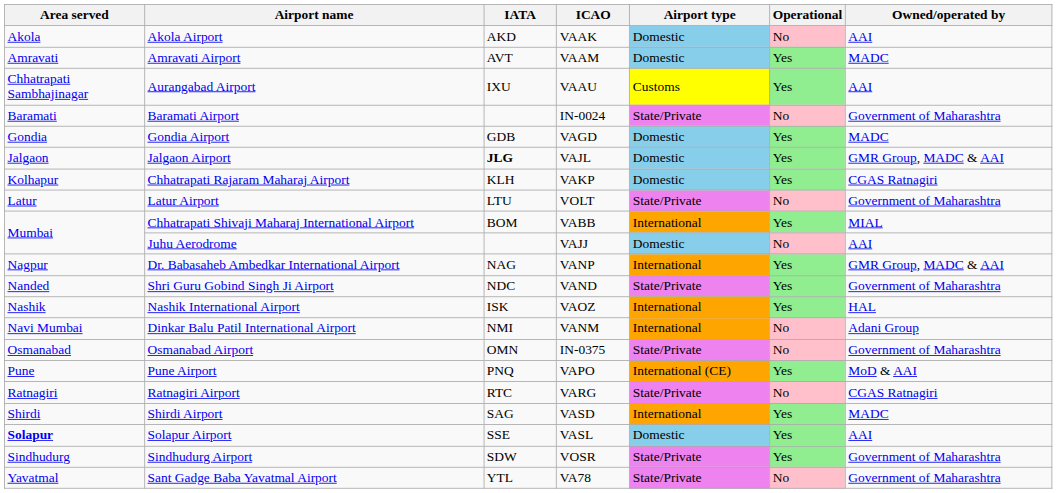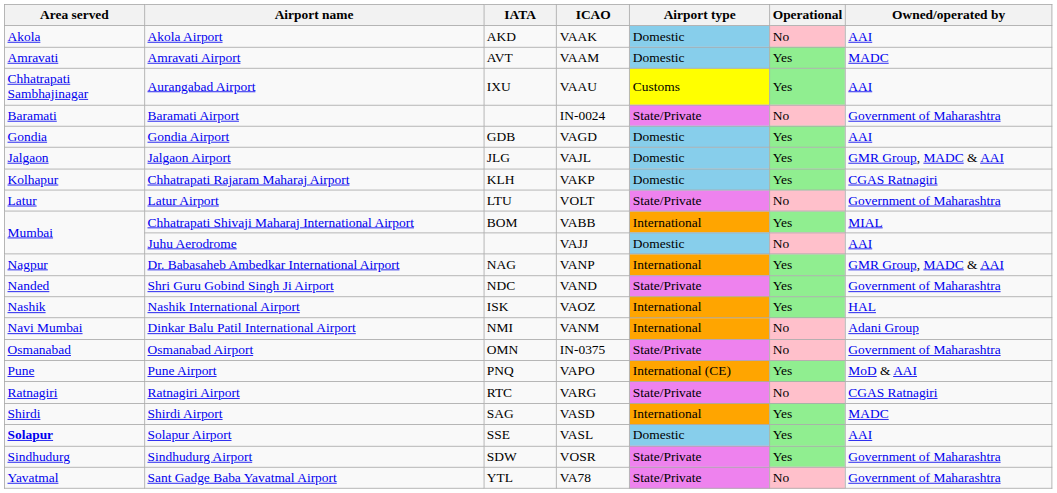(868, 136) MADC -> (860, 136) AAI
(500, 158) bold -> (498, 158) normal
